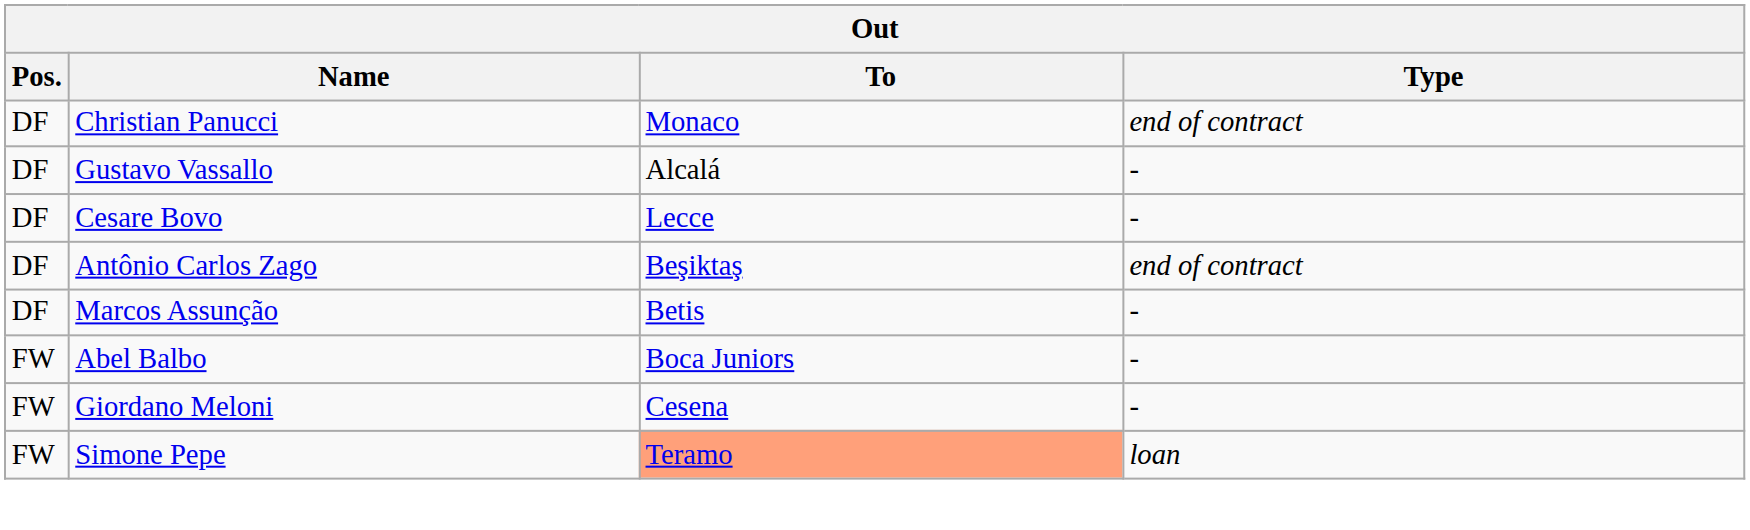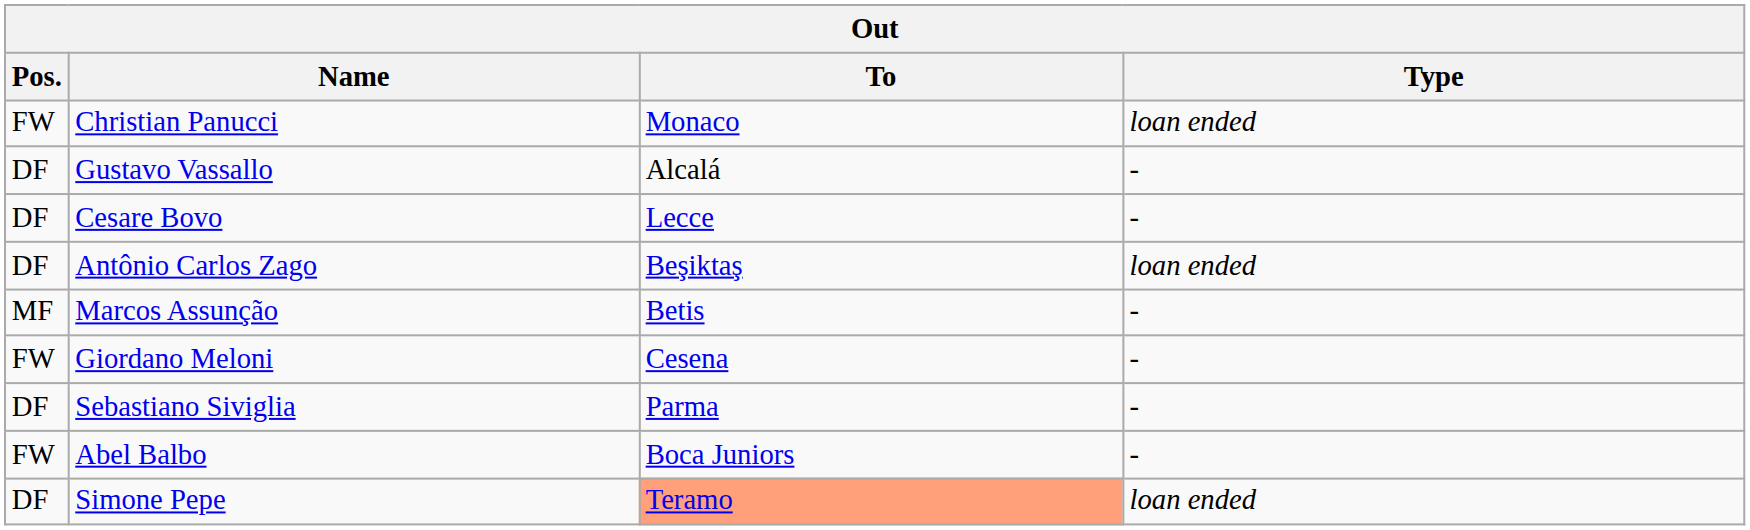(30, 123) DF -> (33, 123) FW
(1216, 123) end of contract -> (1193, 123) loan ended
(1216, 264) end of contract -> (1193, 264) loan ended
(30, 312) DF -> (32, 312) MF
rows swapped: (174, 406) <-> (141, 359)
+ row: (185, 406)
(33, 453) FW -> (30, 501) DF
(1155, 453) loan -> (1193, 501) loan ended
